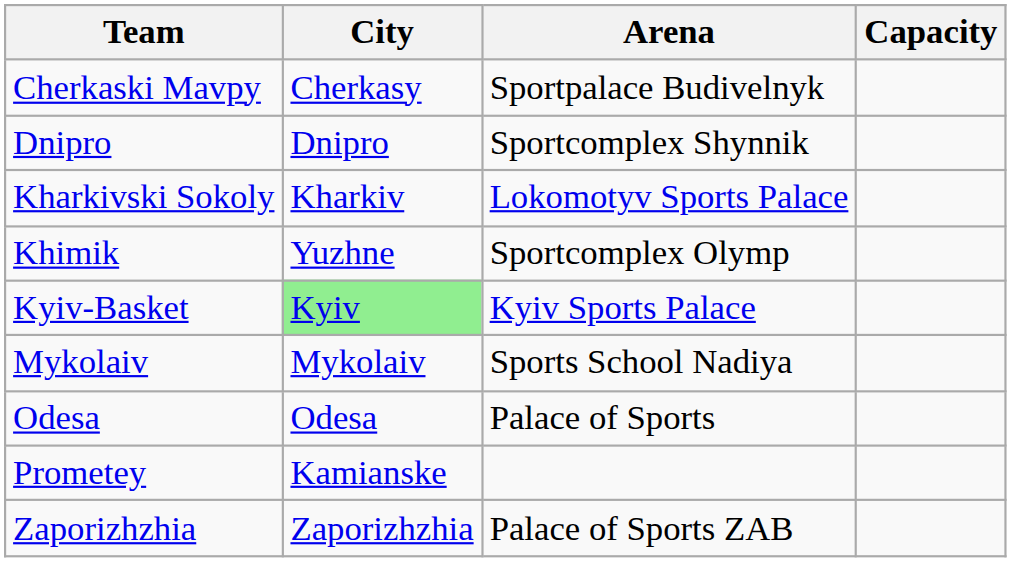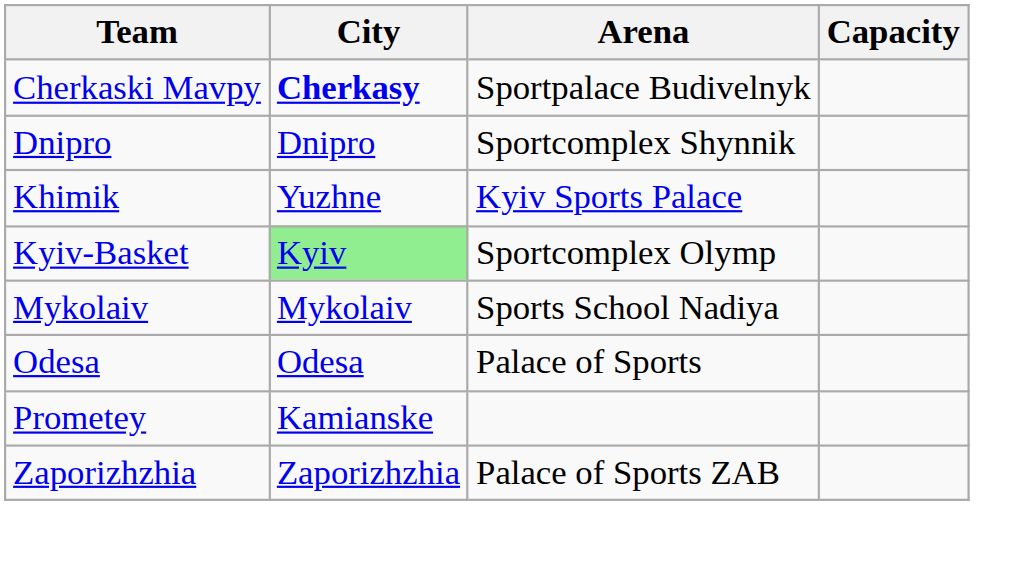(356, 87) normal -> (348, 87) bold
- row: (144, 197)
(640, 252) Sportcomplex Olymp -> (609, 197) Kyiv Sports Palace
(623, 307) Kyiv Sports Palace -> (626, 252) Sportcomplex Olymp
